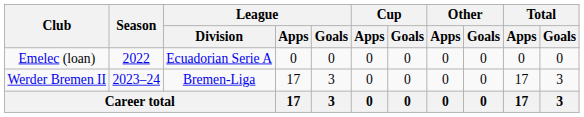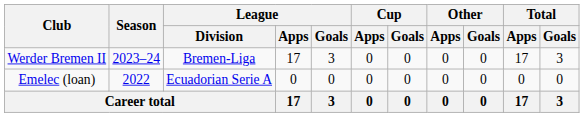rows swapped: (57, 58) <-> (57, 79)
